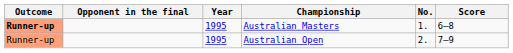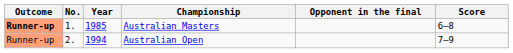columns swapped: (426, 12) <-> (133, 12)
(216, 26) 1995 -> (96, 26) 1985
(216, 40) 1995 -> (96, 40) 1994
